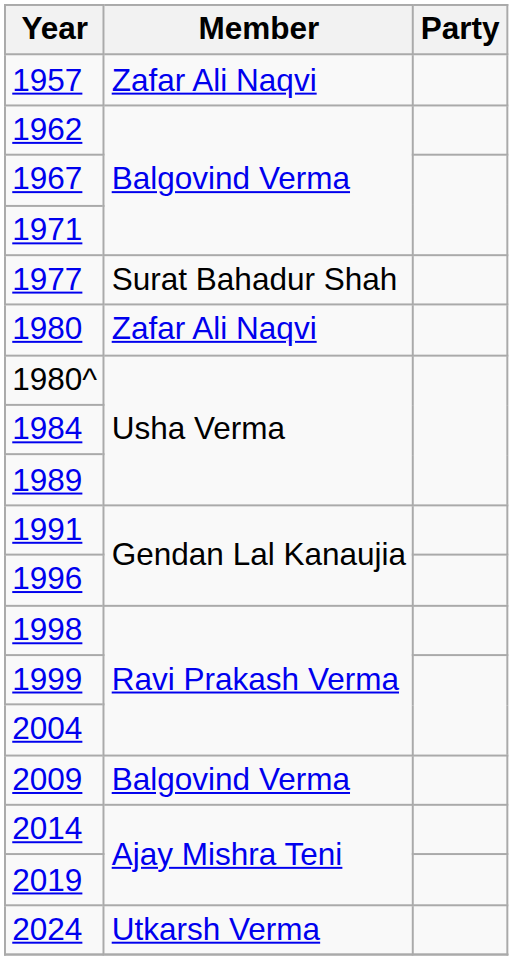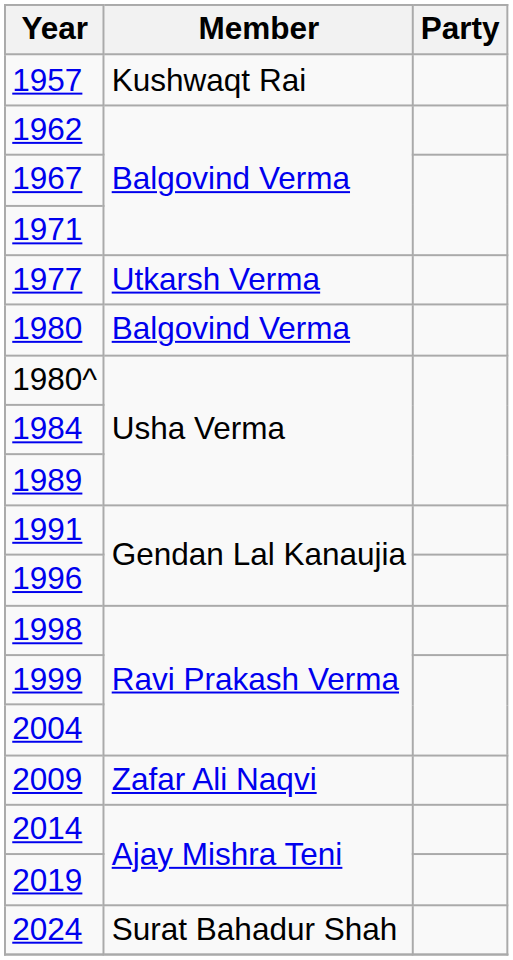(214, 79) Zafar Ali Naqvi -> (209, 79) Kushwaqt Rai
(255, 279) Surat Bahadur Shah -> (216, 279) Utkarsh Verma
(214, 329) Zafar Ali Naqvi -> (231, 329) Balgovind Verma
(231, 779) Balgovind Verma -> (214, 779) Zafar Ali Naqvi
(216, 929) Utkarsh Verma -> (255, 929) Surat Bahadur Shah
